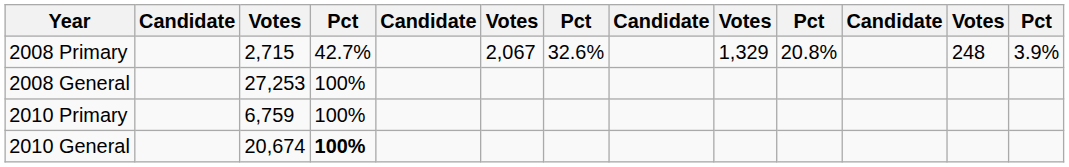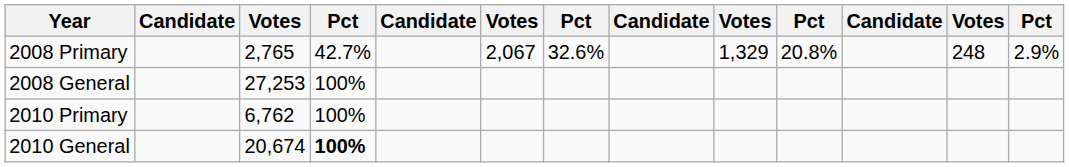(269, 52) 2,715 -> (269, 52) 2,765
(1037, 52) 3.9% -> (1037, 52) 2.9%
(269, 115) 6,759 -> (269, 115) 6,762
